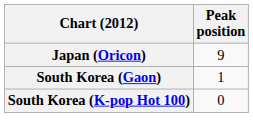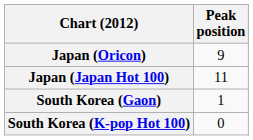+ row: (99, 77)
